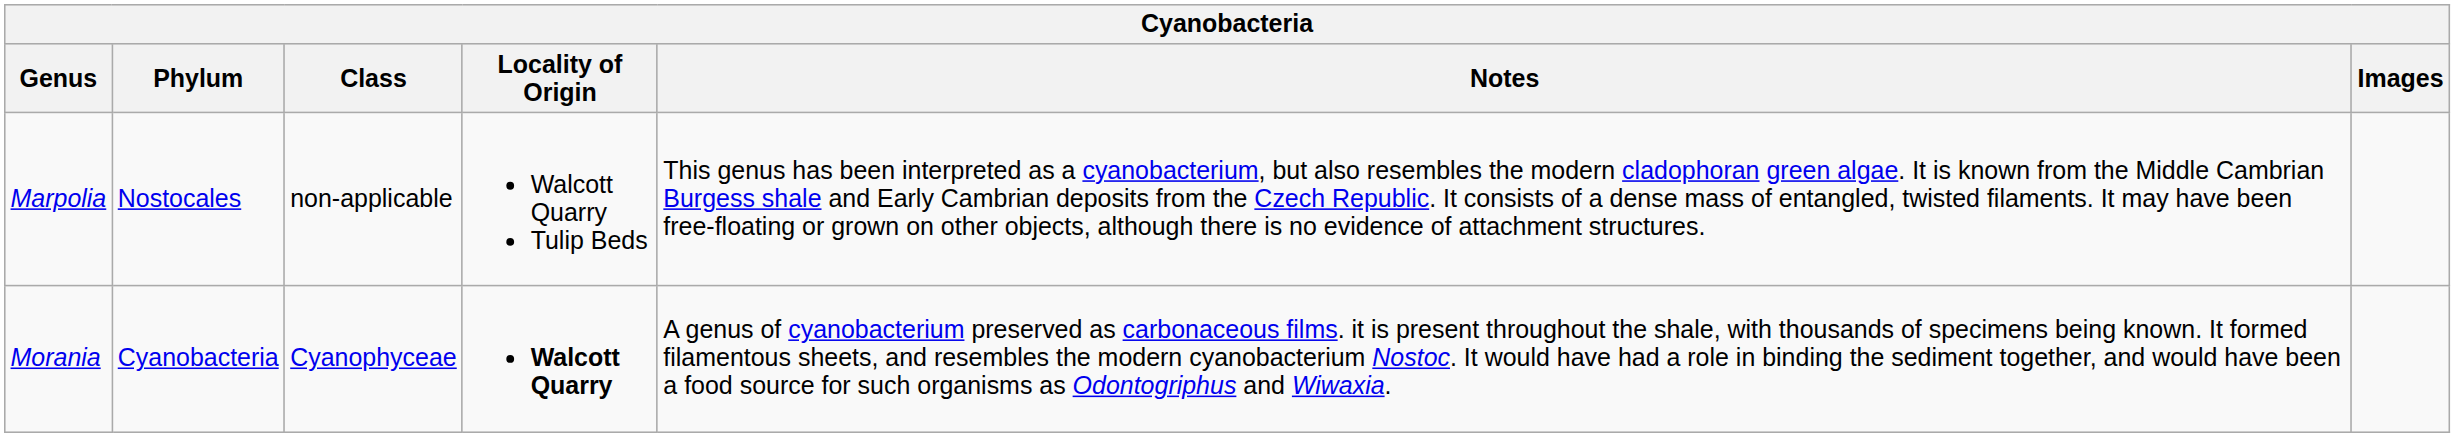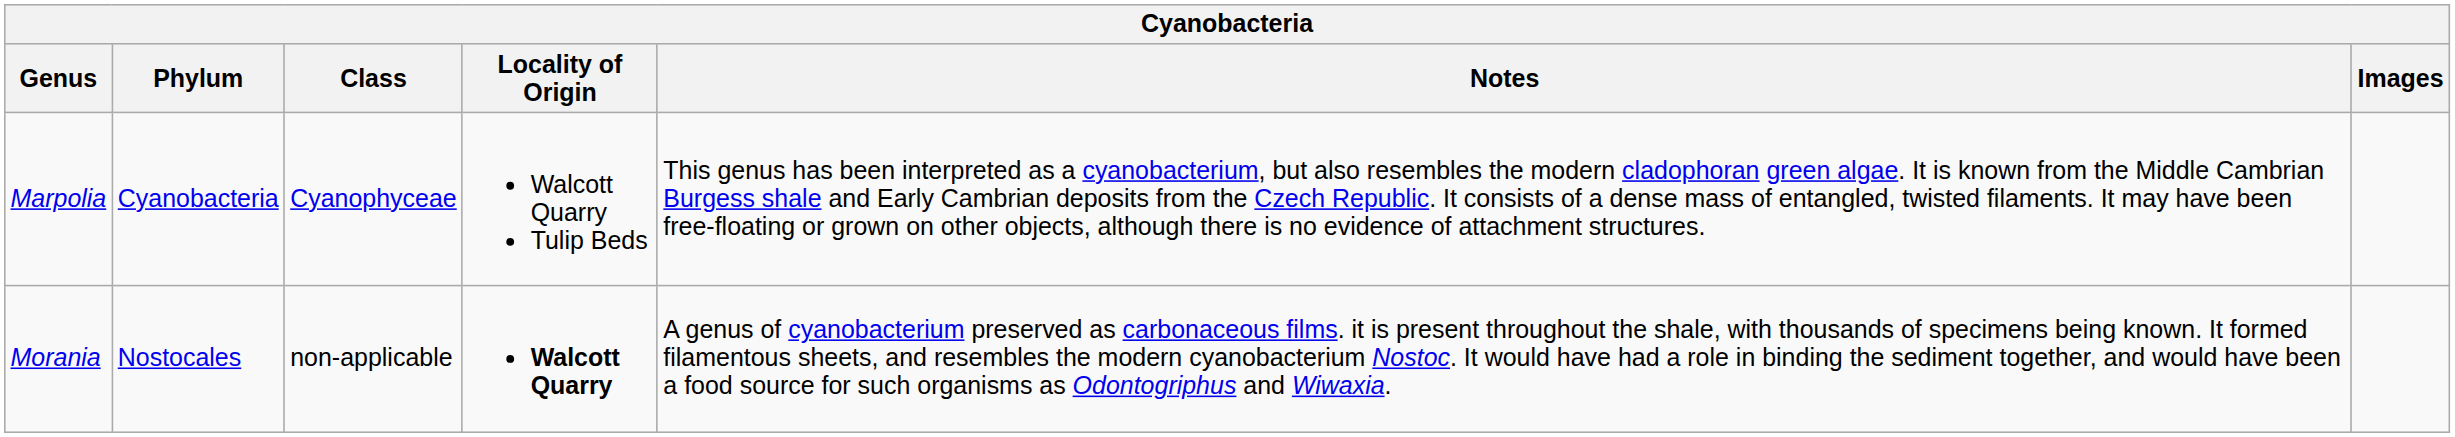(180, 198) Nostocales -> (198, 198) Cyanobacteria
(371, 198) non-applicable -> (373, 198) Cyanophyceae
(198, 358) Cyanobacteria -> (180, 358) Nostocales
(373, 358) Cyanophyceae -> (371, 358) non-applicable
